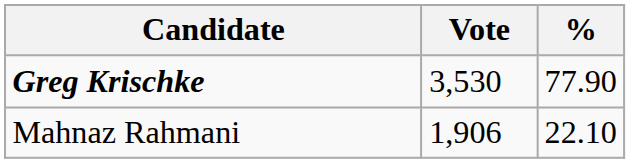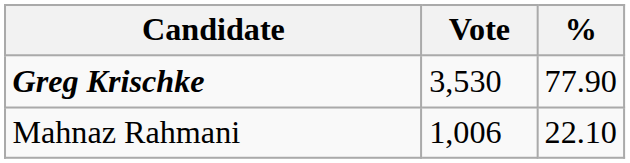(465, 132) 1,906 -> (465, 132) 1,006
